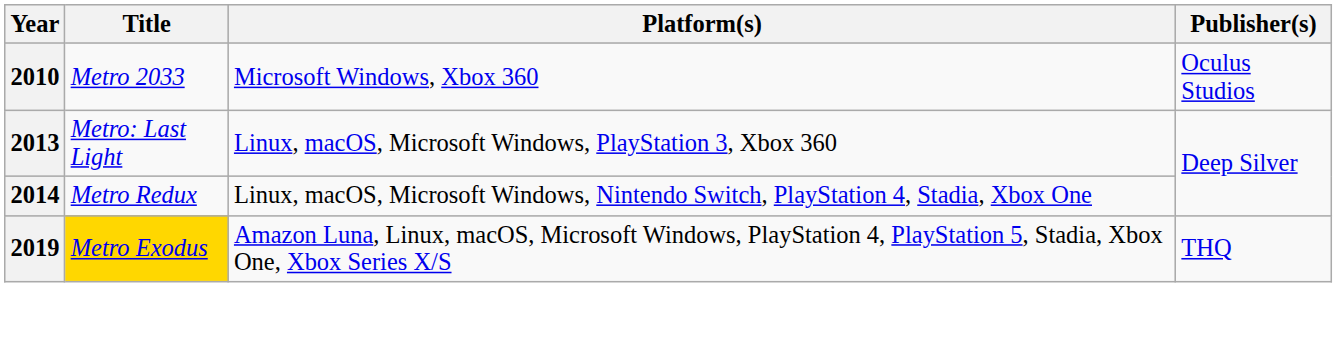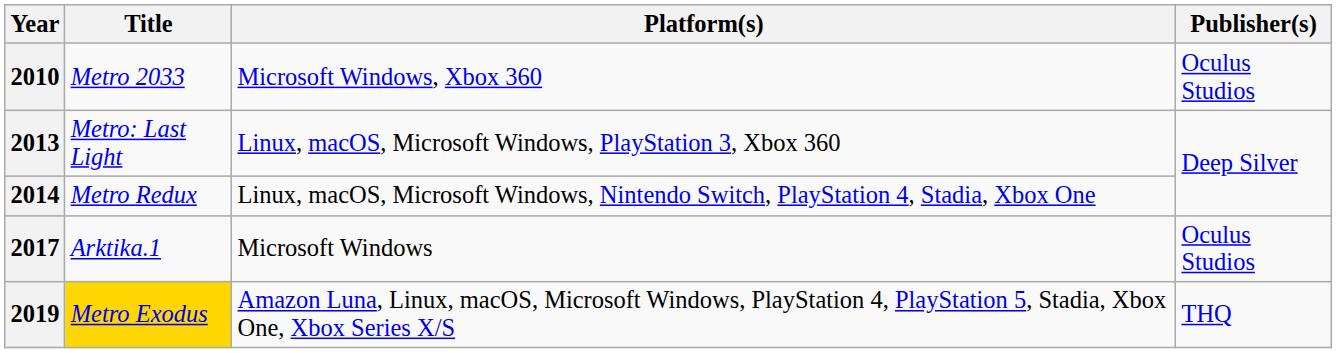+ row: (35, 248)
